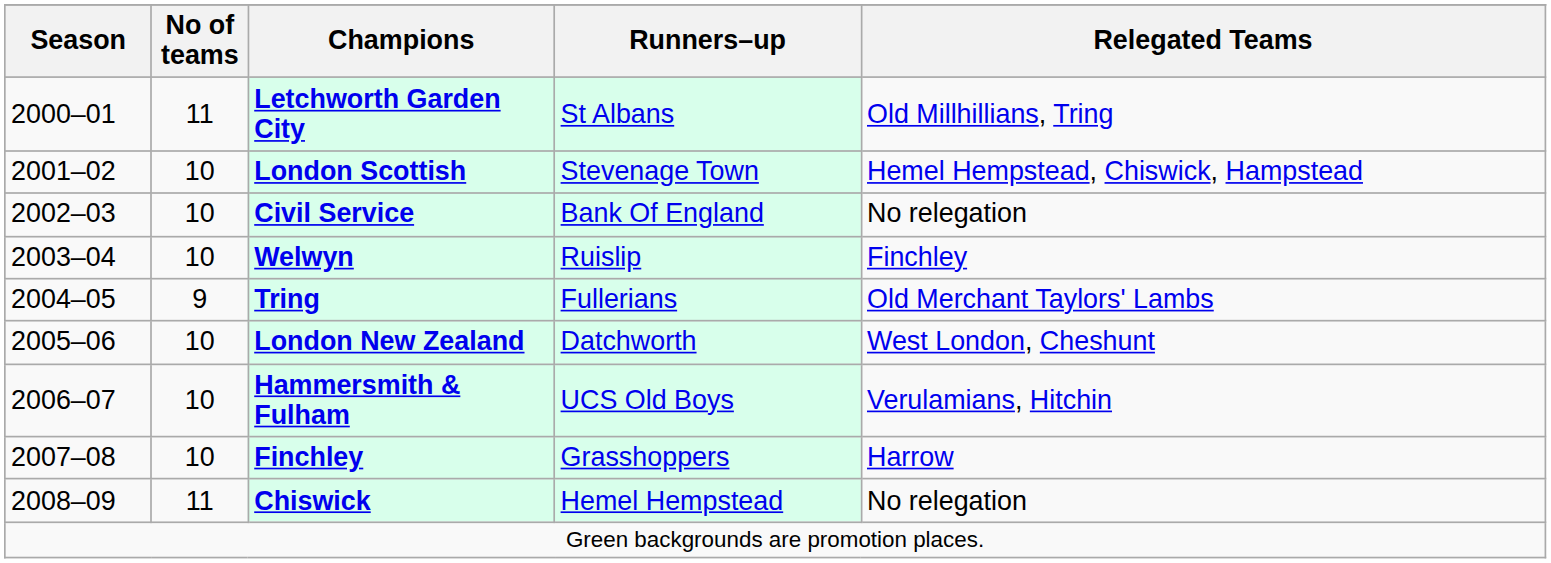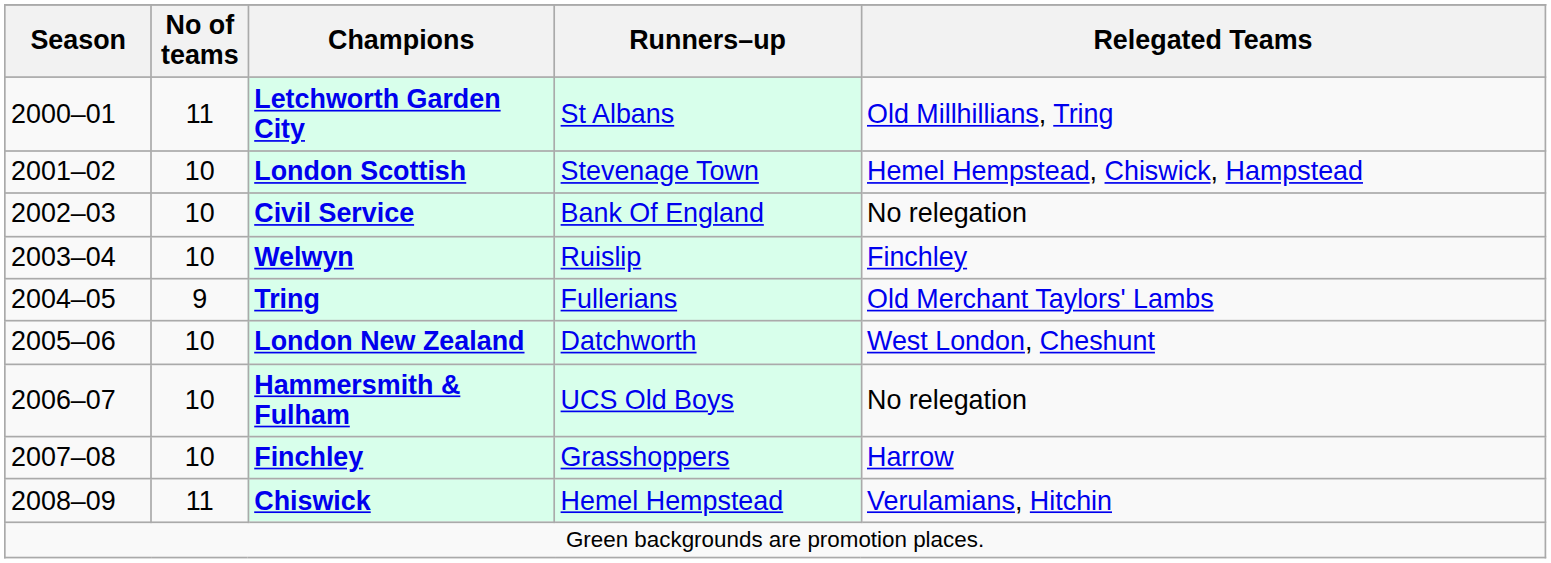(990, 399) Verulamians, Hitchin -> (947, 399) No relegation
(947, 500) No relegation -> (990, 500) Verulamians, Hitchin
